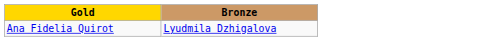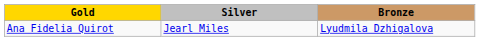+ column: (239, 12)
